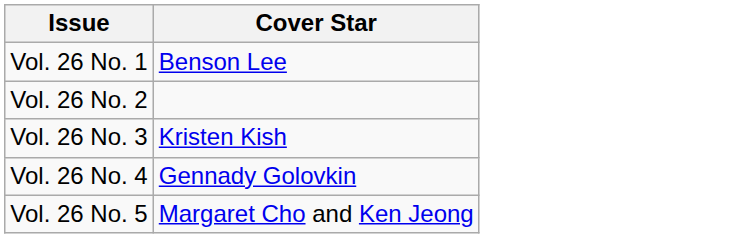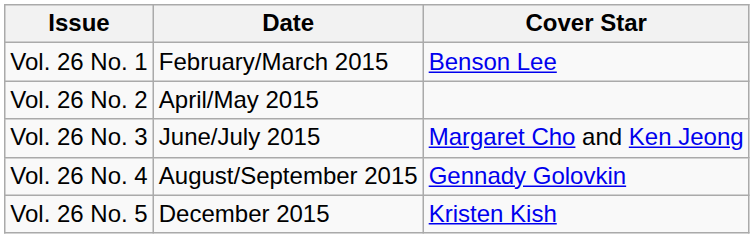+ column: (288, 23)
(223, 137) Kristen Kish -> (586, 137) Margaret Cho and Ken Jeong
(316, 213) Margaret Cho and Ken Jeong -> (493, 213) Kristen Kish
